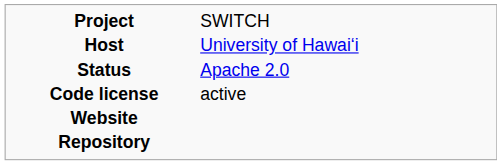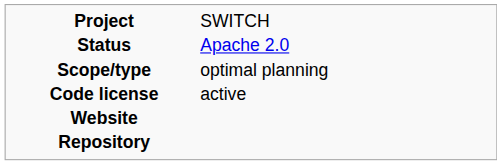- row: (104, 45)
+ row: (104, 70)
